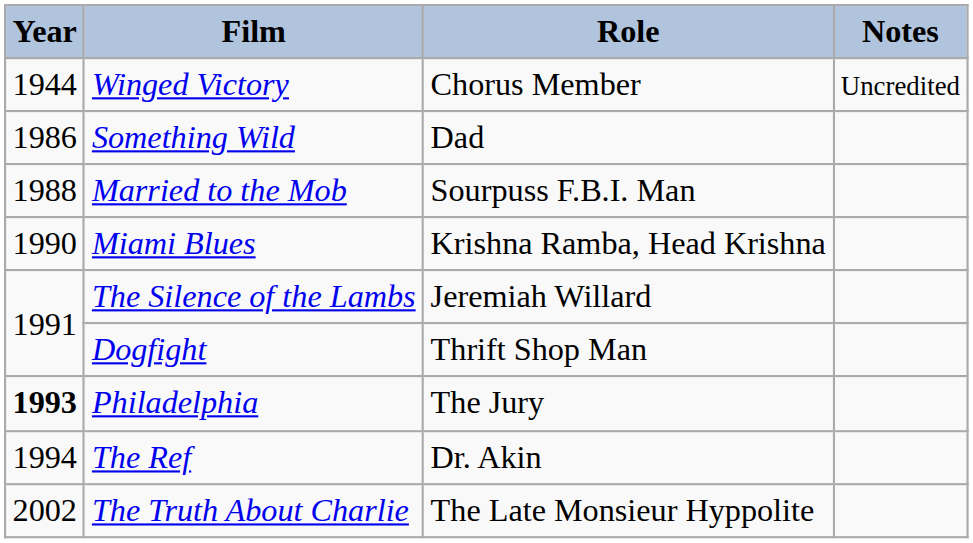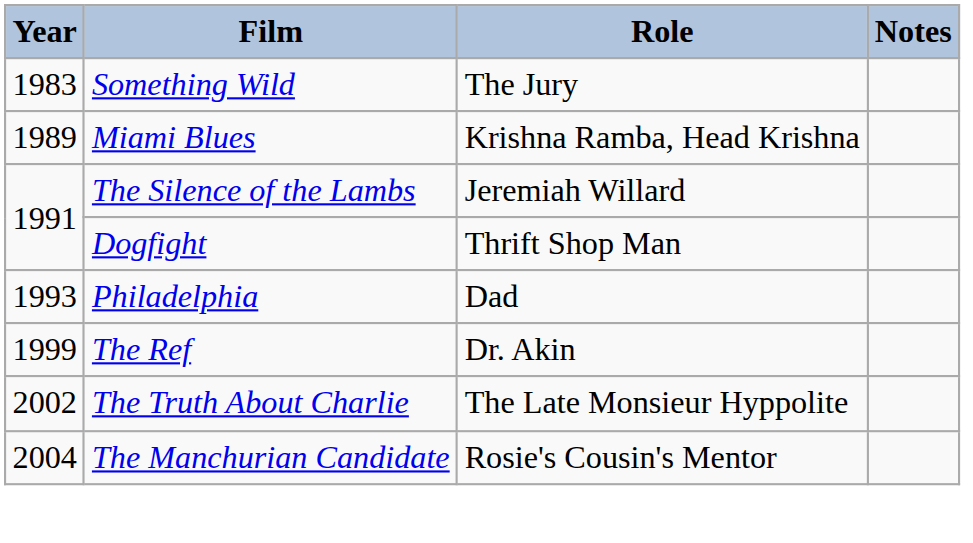- row: (190, 84)
(45, 137) 1986 -> (45, 84) 1983
(457, 137) Dad -> (521, 84) The Jury
- row: (219, 190)
(45, 243) 1990 -> (45, 137) 1989
(45, 403) bold -> (45, 296) normal
(487, 403) The Jury -> (491, 296) Dad
(45, 456) 1994 -> (45, 350) 1999
+ row: (271, 456)
